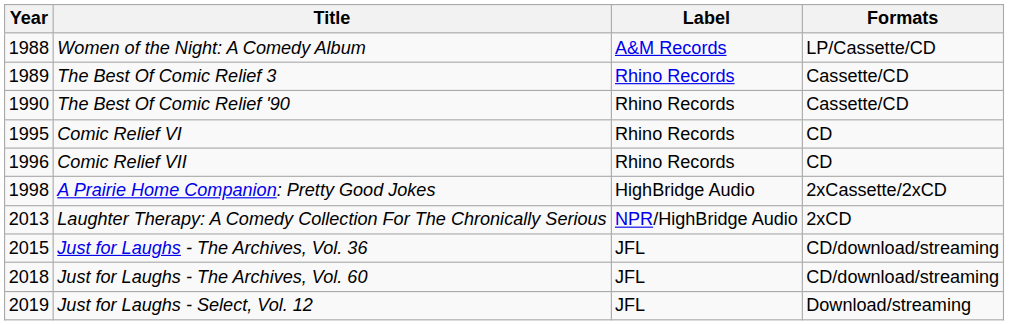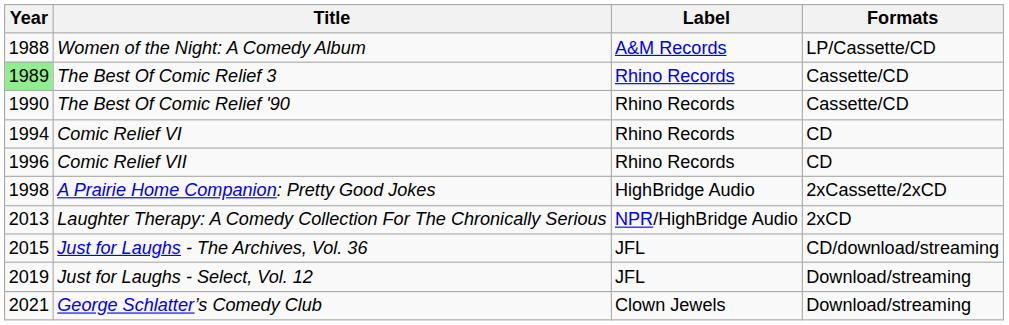(29, 76) no background -> (29, 76) lightgreen background
(29, 133) 1995 -> (29, 133) 1994
- row: (212, 276)
+ row: (190, 305)
